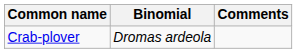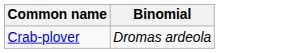- column: (253, 15)
